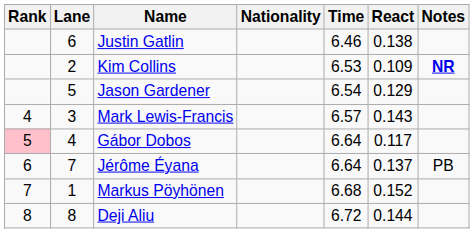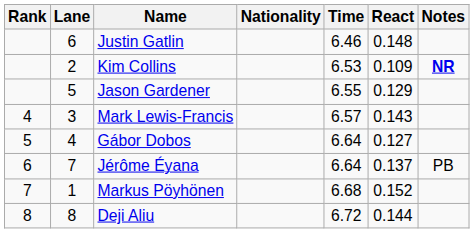(393, 41) 0.138 -> (393, 41) 0.148
(346, 91) 6.54 -> (346, 91) 6.55
(27, 141) pink background -> (27, 141) no background
(393, 141) 0.117 -> (393, 141) 0.127
